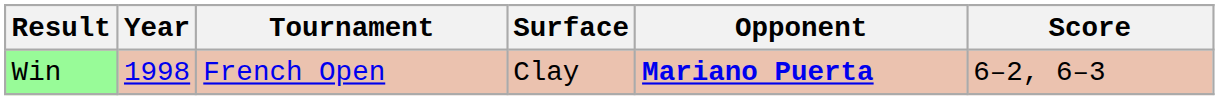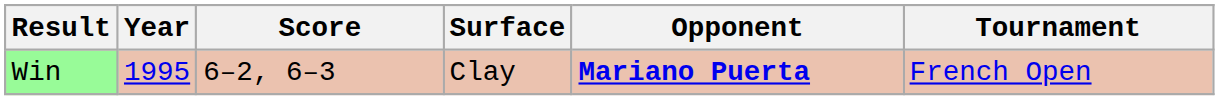columns swapped: (352, 28) <-> (1090, 28)
(157, 72) 1998 -> (157, 72) 1995
